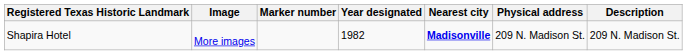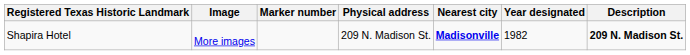columns swapped: (540, 12) <-> (382, 12)
(635, 35) normal -> (636, 35) bold
